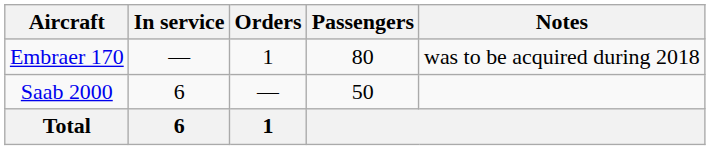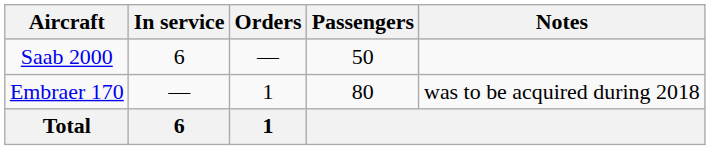rows swapped: (67, 56) <-> (67, 91)
